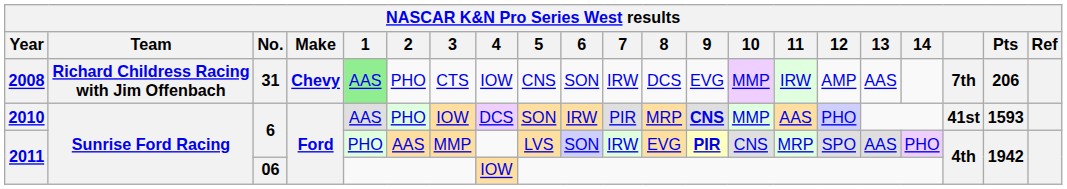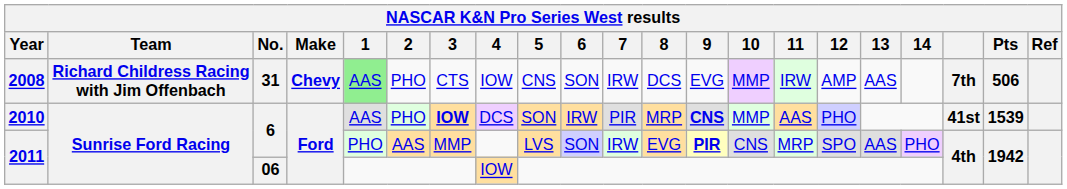(1006, 81) 206 -> (1006, 81) 506
(453, 117) normal -> (453, 117) bold
(1006, 117) 1593 -> (1006, 117) 1539
